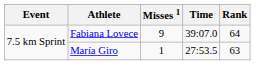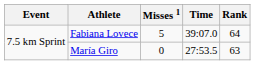(161, 34) 9 -> (161, 34) 5
(161, 51) 1 -> (161, 51) 0
